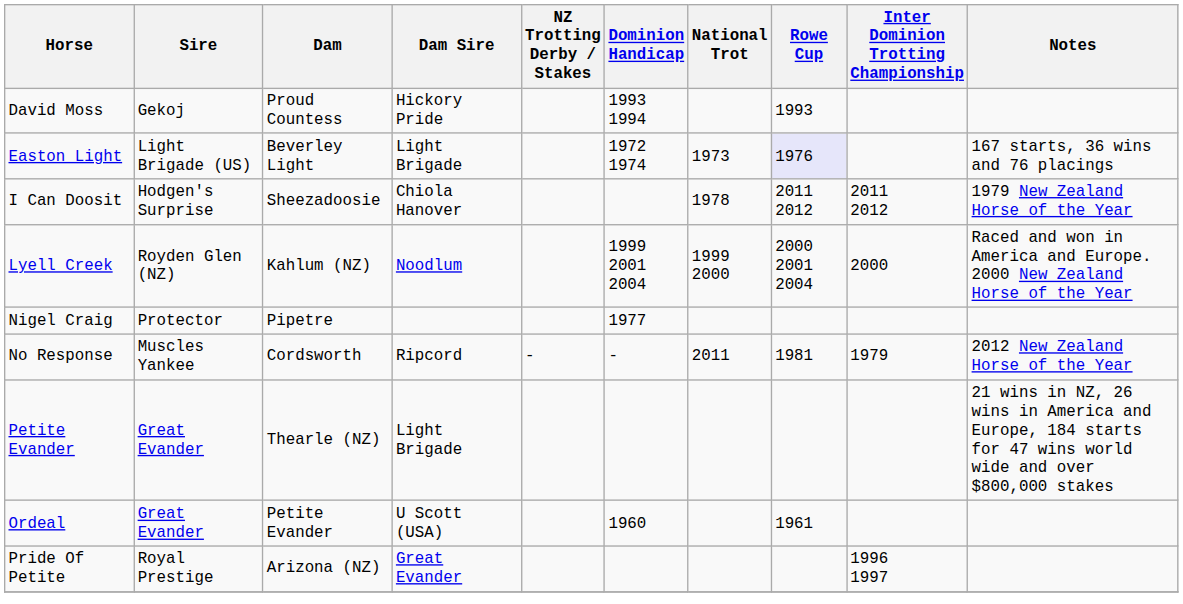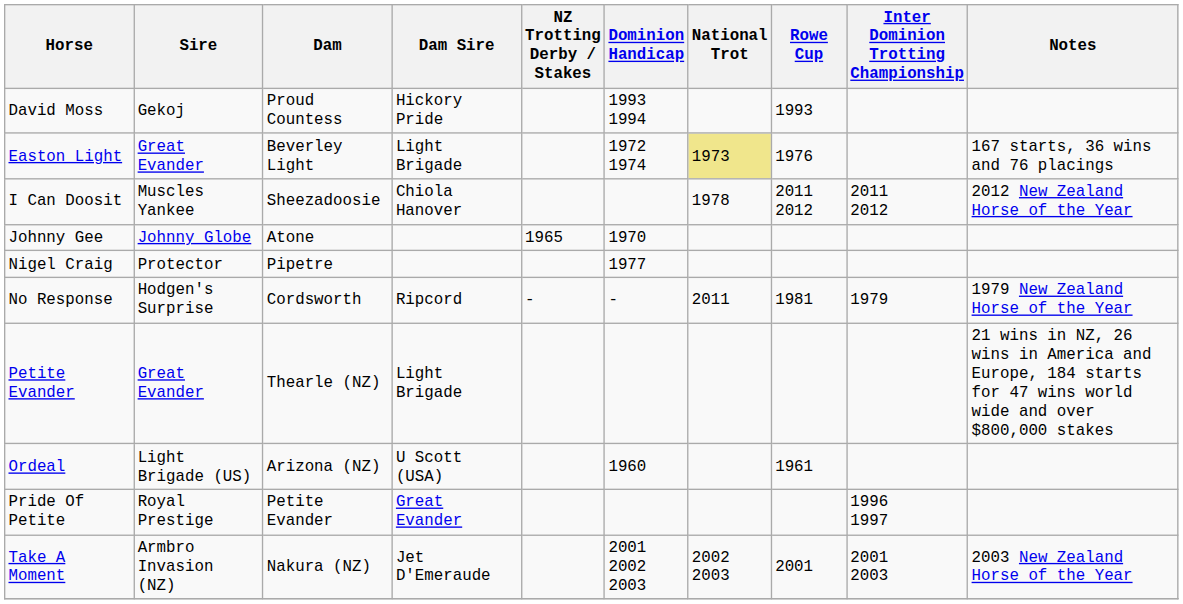(194, 156) Light Brigade (US) -> (171, 156) Great Evander
(711, 156) no background -> (711, 156) khaki background
(794, 156) lavender background -> (794, 156) no background
(176, 201) Hodgen's Surprise -> (171, 201) Muscles Yankee
(1052, 201) 1979 New Zealand Horse of the Year -> (1052, 201) 2012 New Zealand Horse of the Year
+ row: (56, 237)
- row: (61, 266)
(171, 356) Muscles Yankee -> (176, 300) Hodgen's Surprise
(1052, 356) 2012 New Zealand Horse of the Year -> (1052, 300) 1979 New Zealand Horse of the Year
(171, 523) Great Evander -> (194, 466) Light Brigade (US)
(300, 523) Petite Evander -> (324, 466) Arizona (NZ)
(324, 568) Arizona (NZ) -> (300, 512) Petite Evander
+ row: (37, 566)
